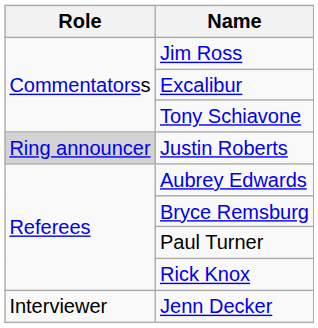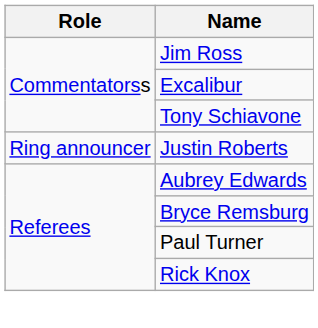(80, 148) lightgrey background -> (80, 148) no background
- row: (216, 306)
